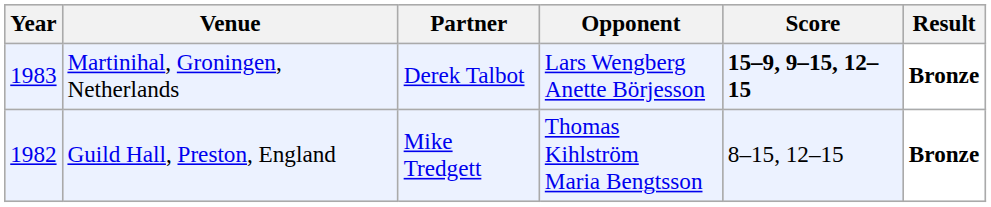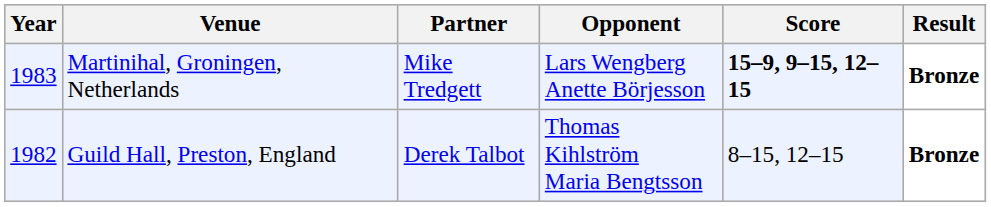(464, 75) Derek Talbot -> (442, 75) Mike Tredgett
(442, 155) Mike Tredgett -> (464, 155) Derek Talbot
